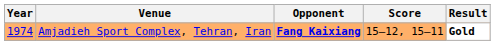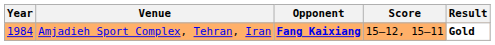(20, 31) 1974 -> (20, 31) 1984
